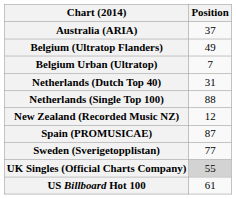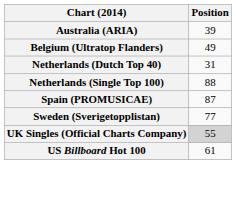(210, 30) 37 -> (210, 30) 39
- row: (97, 64)
- row: (97, 116)
